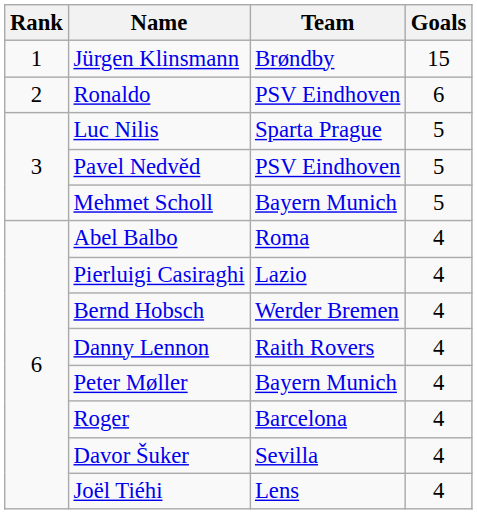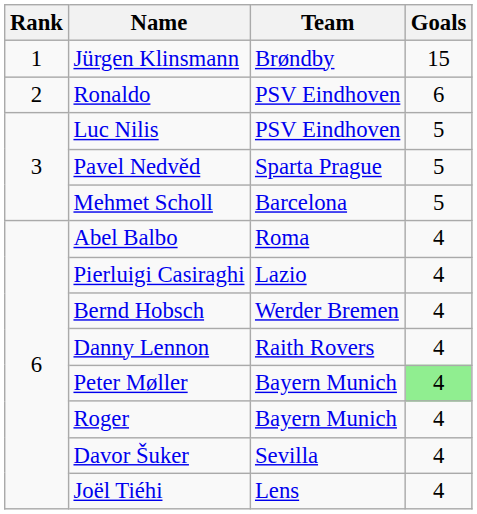(318, 130) Sparta Prague -> (328, 130) PSV Eindhoven
(328, 166) PSV Eindhoven -> (318, 166) Sparta Prague
(326, 202) Bayern Munich -> (301, 202) Barcelona
(439, 382) no background -> (439, 382) lightgreen background
(301, 418) Barcelona -> (326, 418) Bayern Munich
